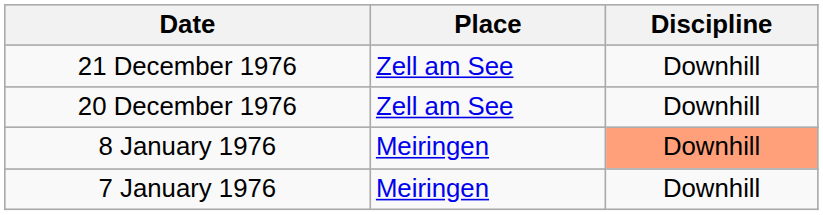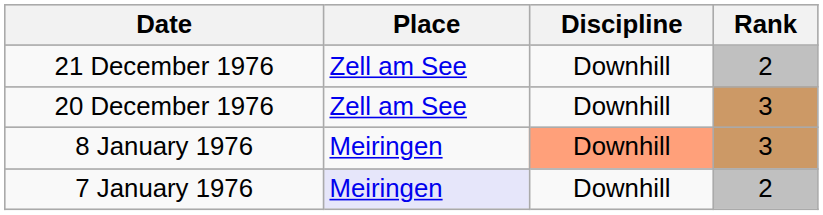+ column: (766, 24)
(432, 188) no background -> (386, 188) lavender background
